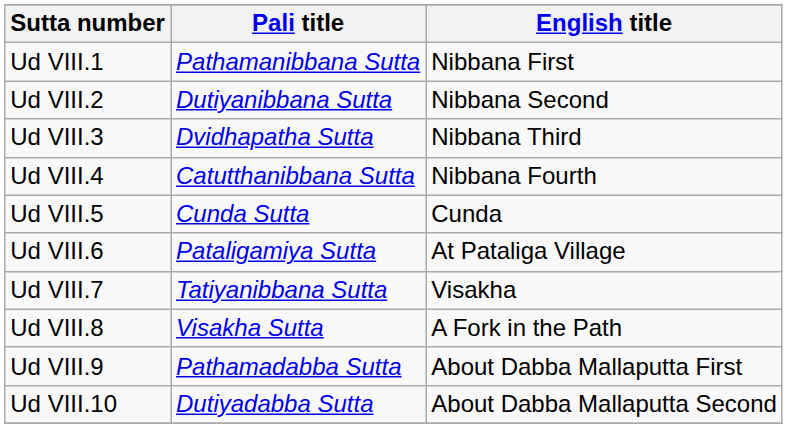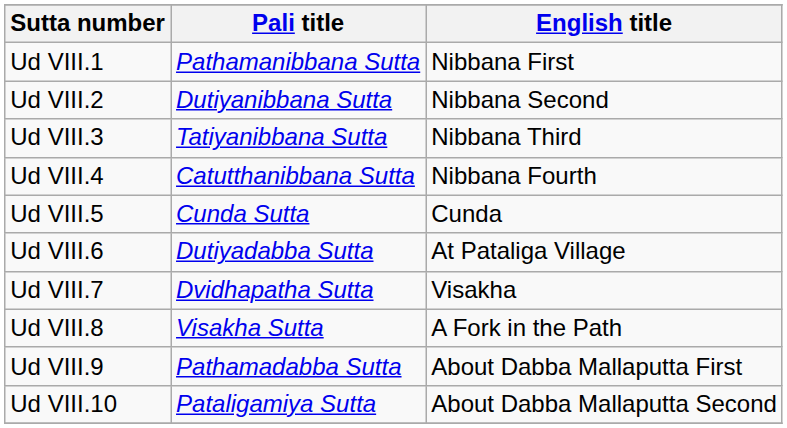(275, 137) Dvidhapatha Sutta -> (282, 137) Tatiyanibbana Sutta
(276, 251) Pataligamiya Sutta -> (275, 251) Dutiyadabba Sutta
(282, 289) Tatiyanibbana Sutta -> (275, 289) Dvidhapatha Sutta
(275, 404) Dutiyadabba Sutta -> (276, 404) Pataligamiya Sutta
